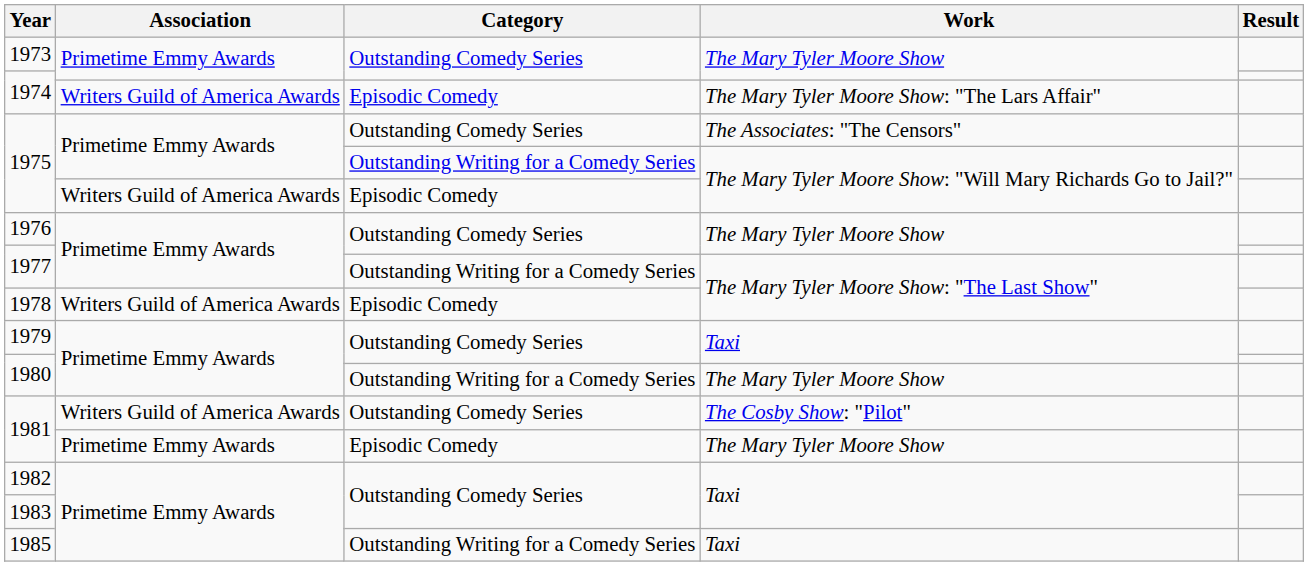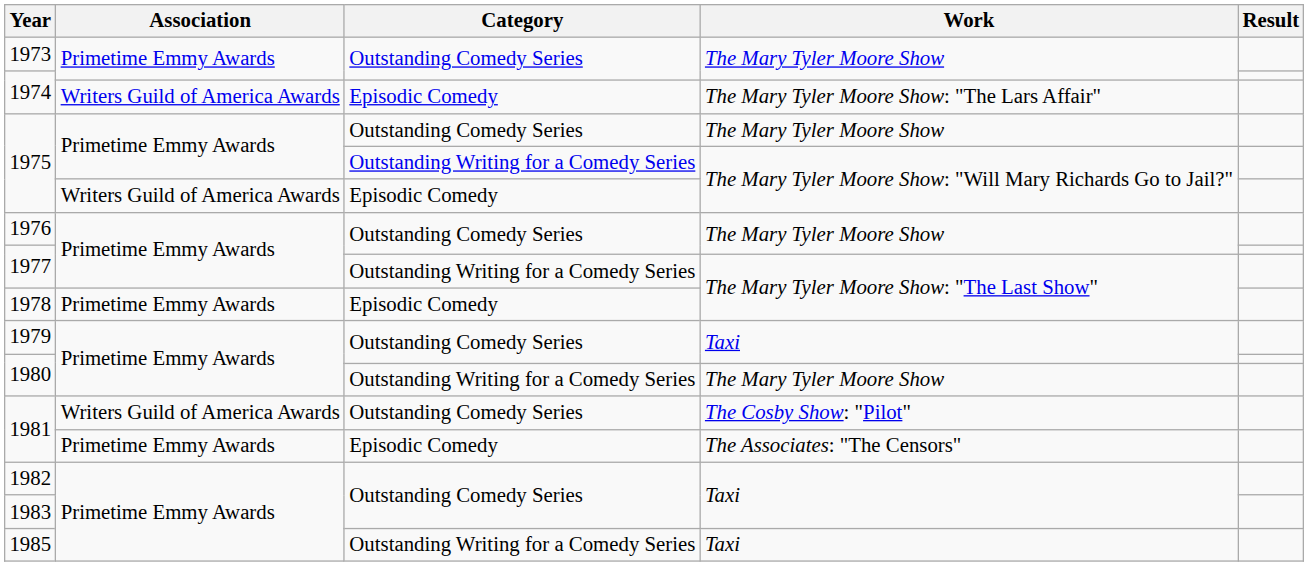(833, 129) The Associates: "The Censors" -> (825, 129) The Mary Tyler Moore Show
(200, 304) Writers Guild of America Awards -> (168, 304) Primetime Emmy Awards
(825, 445) The Mary Tyler Moore Show -> (833, 445) The Associates: "The Censors"
